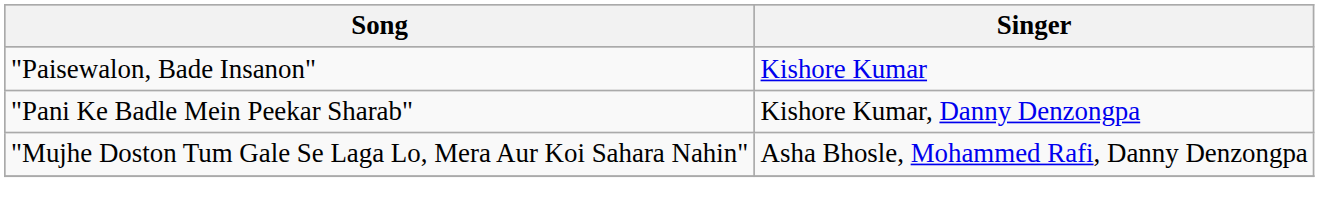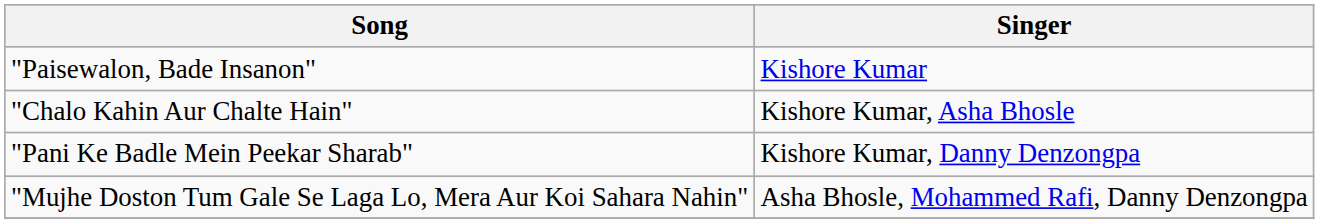+ row: (182, 111)
